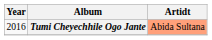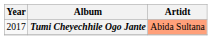(16, 27) 2016 -> (16, 27) 2017
